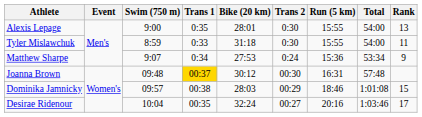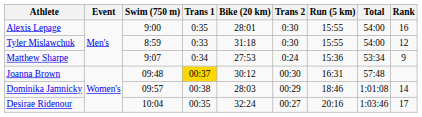(404, 28) 13 -> (404, 28) 16
(404, 43) 11 -> (404, 43) 12
(404, 89) 15 -> (404, 89) 14
